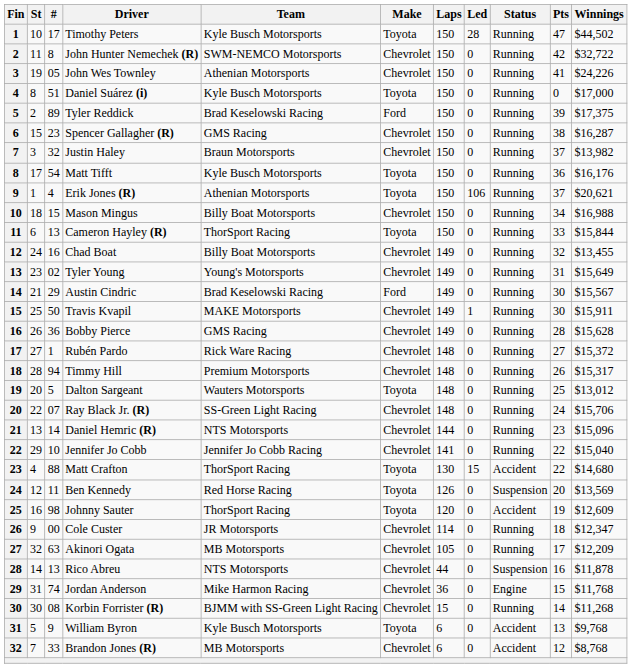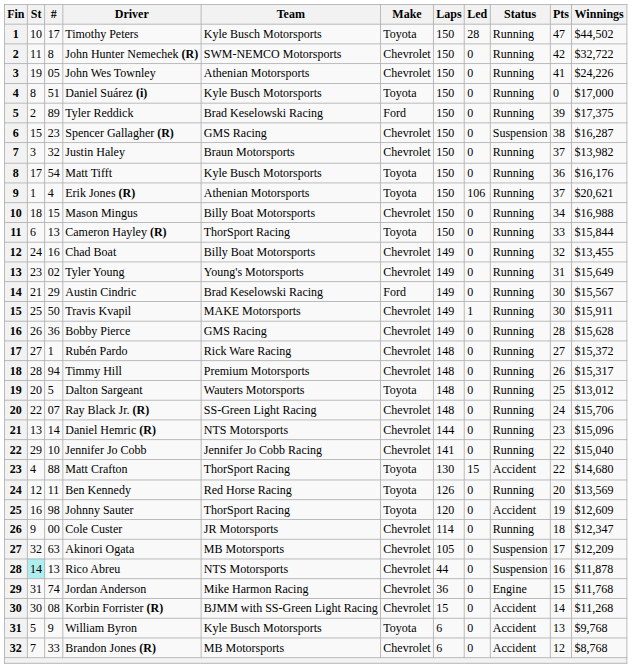(513, 133) Running -> (520, 133) Suspension
(520, 489) Suspension -> (513, 489) Running
(513, 549) Running -> (520, 549) Suspension
(36, 568) no background -> (36, 568) paleturquoise background
(513, 608) Running -> (514, 608) Accident
